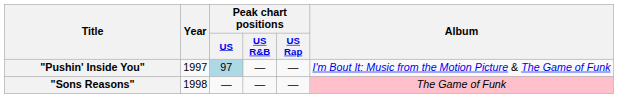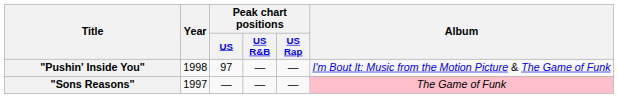(195, 68) 1997 -> (195, 68) 1998
(226, 68) lightblue background -> (226, 68) no background
(195, 85) 1998 -> (195, 85) 1997
